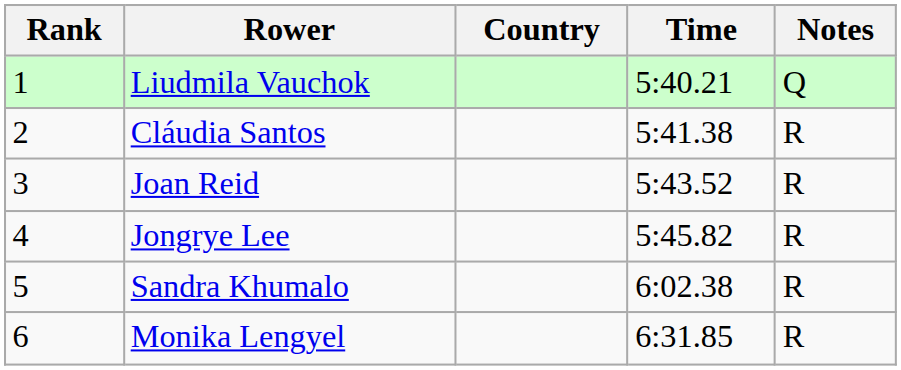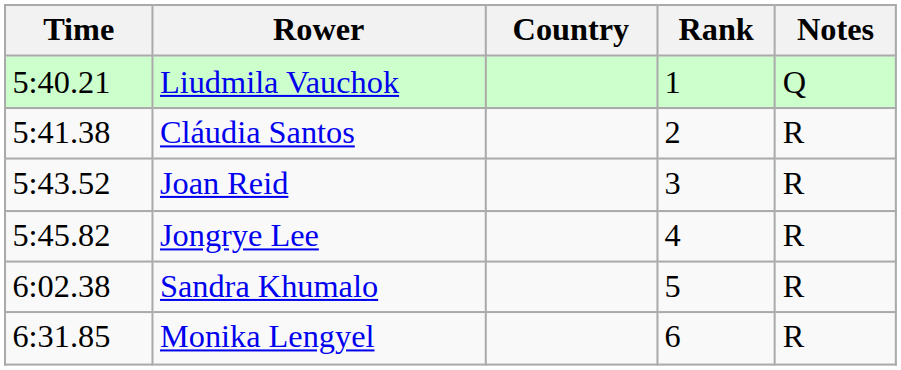columns swapped: (64, 30) <-> (701, 30)
